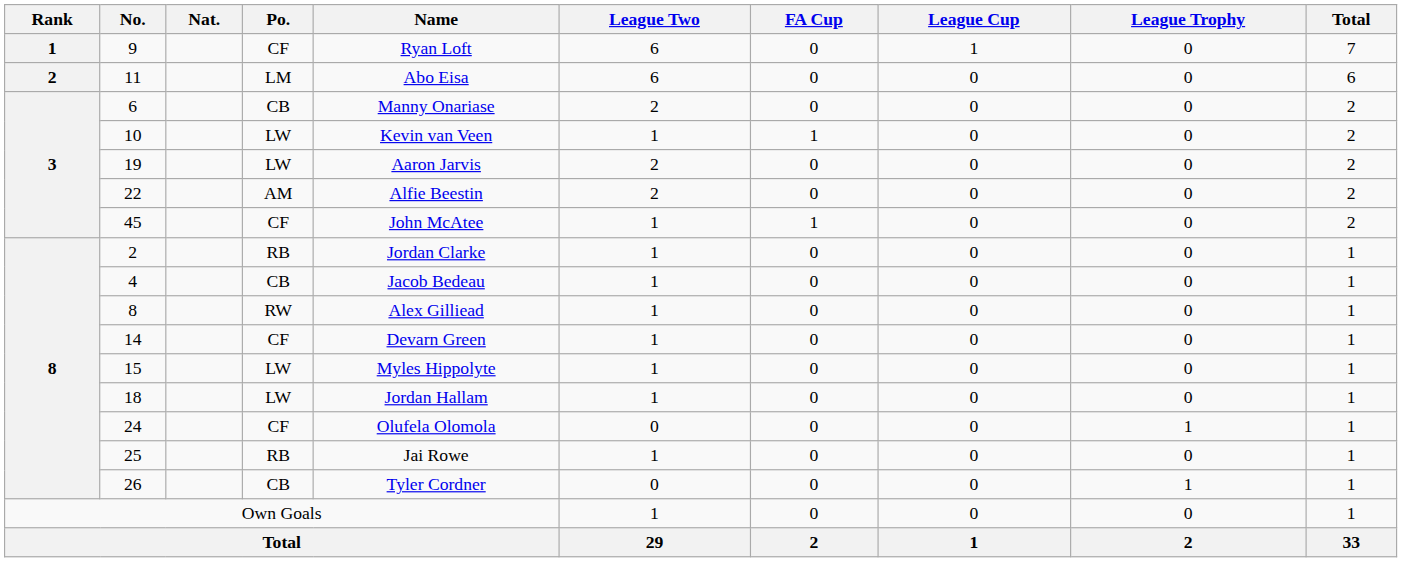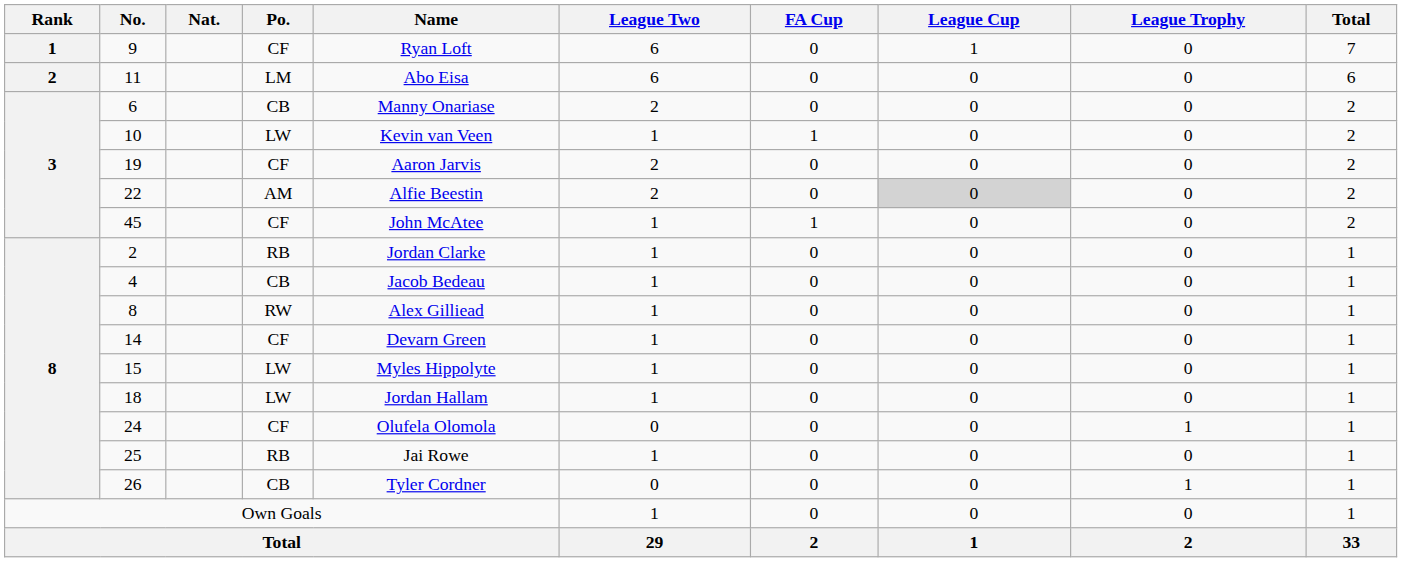(278, 164) LW -> (278, 164) CF
(974, 193) no background -> (974, 193) lightgrey background
